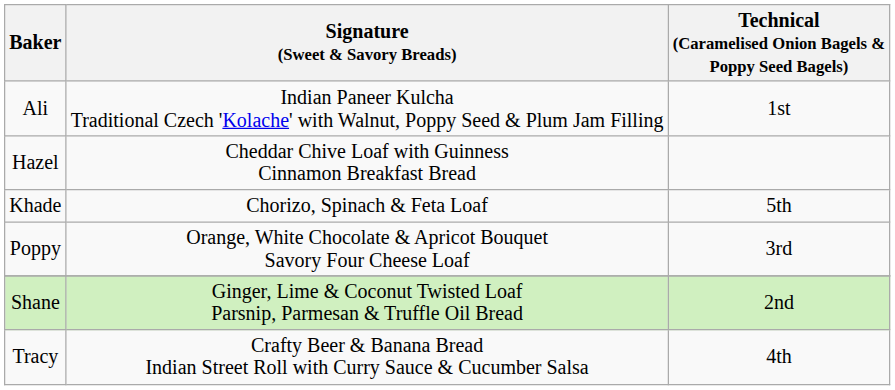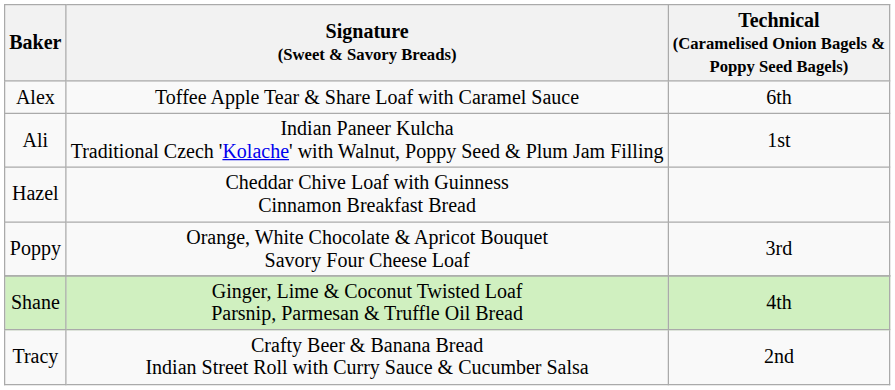+ row: (35, 97)
- row: (35, 205)
(779, 302) 2nd -> (779, 302) 4th
(779, 356) 4th -> (779, 356) 2nd
